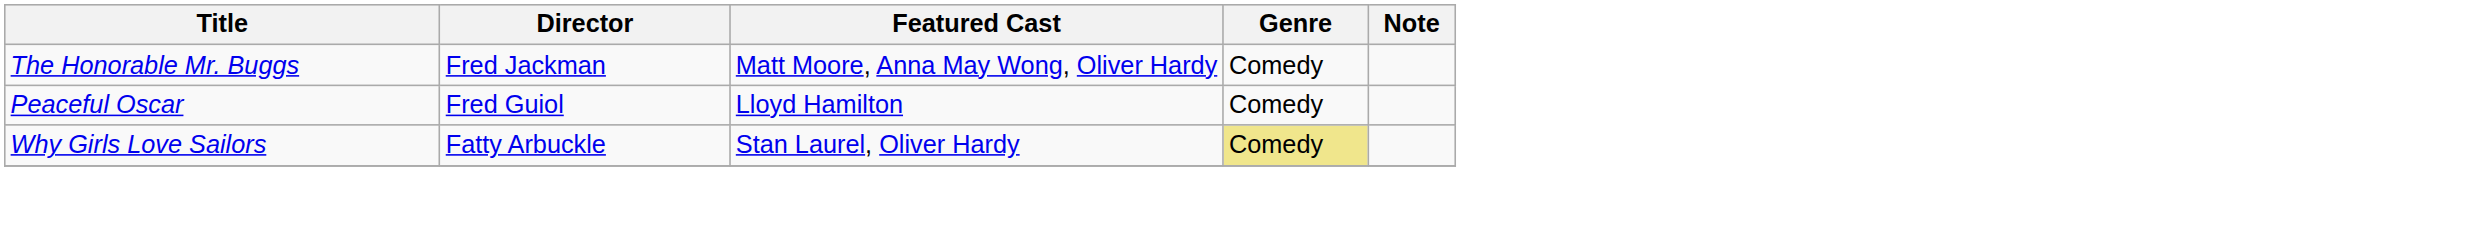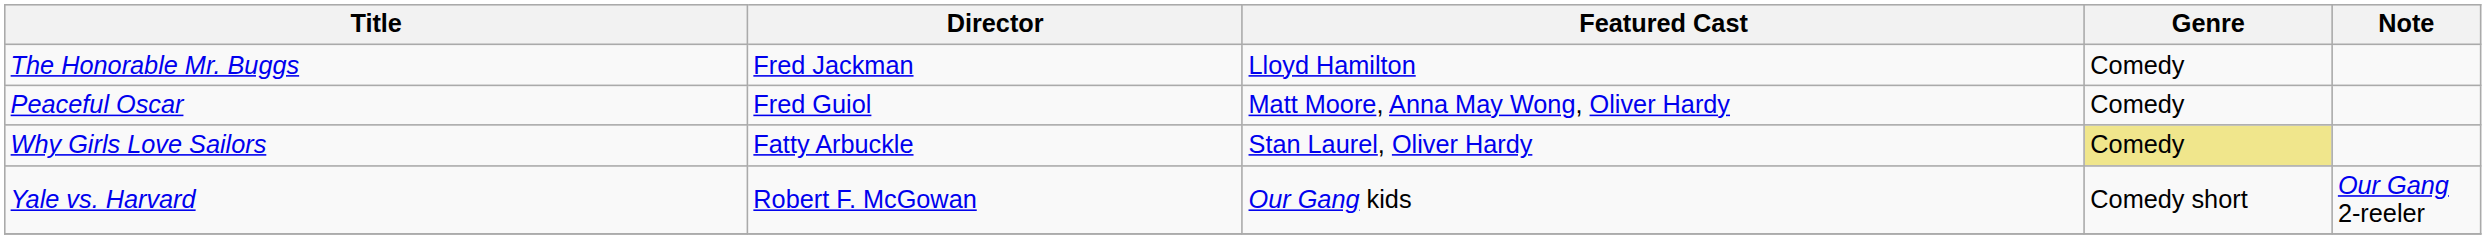(977, 64) Matt Moore, Anna May Wong, Oliver Hardy -> (1332, 64) Lloyd Hamilton
(819, 104) Lloyd Hamilton -> (1489, 104) Matt Moore, Anna May Wong, Oliver Hardy
+ row: (103, 199)
